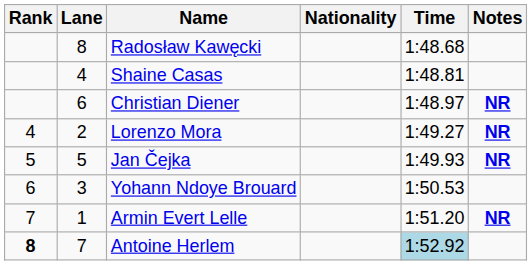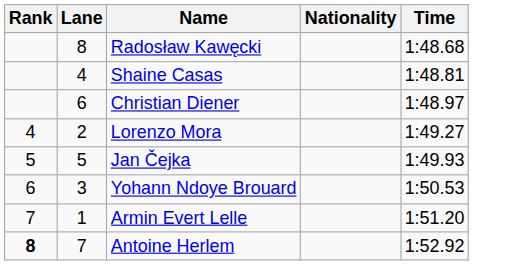- column: (498, 18)
(435, 246) lightblue background -> (435, 246) no background
